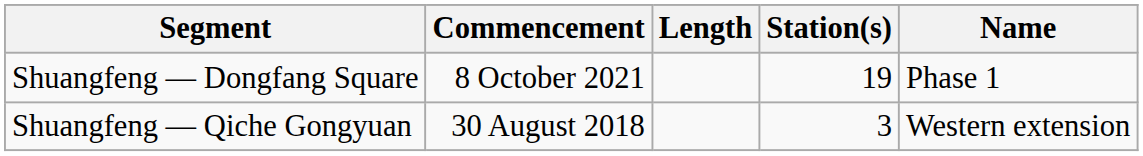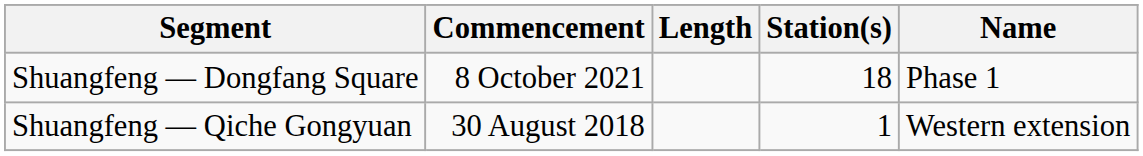(877, 77) 19 -> (877, 77) 18
(884, 125) 3 -> (884, 125) 1
